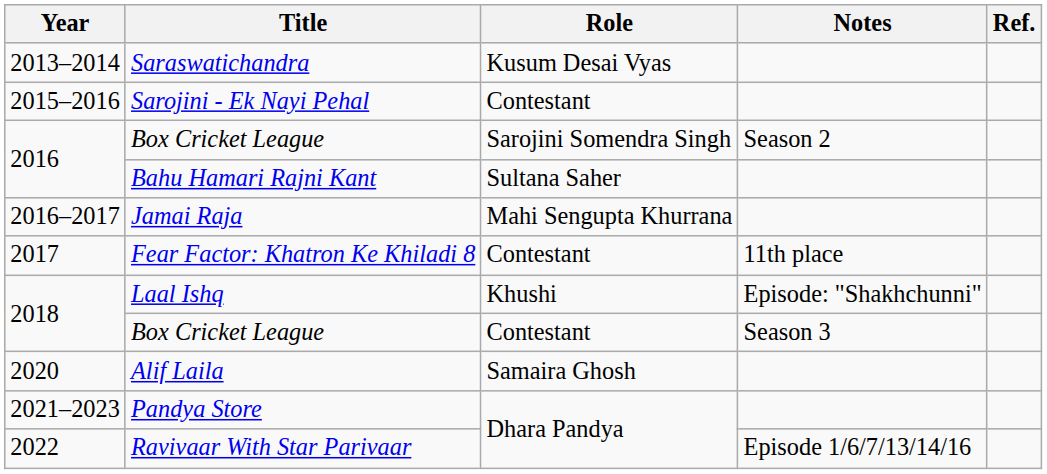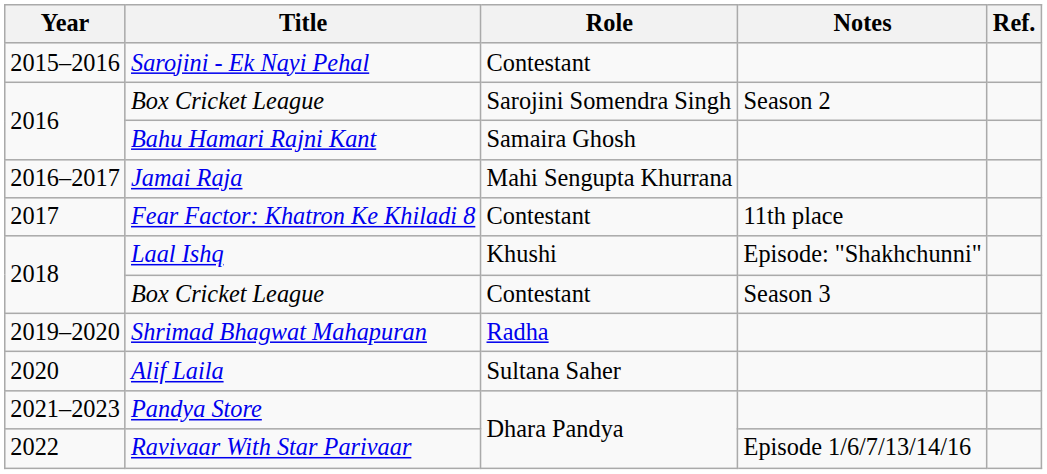- row: (65, 62)
(554, 178) Sultana Saher -> (561, 139) Samaira Ghosh
+ row: (65, 332)
(561, 370) Samaira Ghosh -> (554, 370) Sultana Saher
